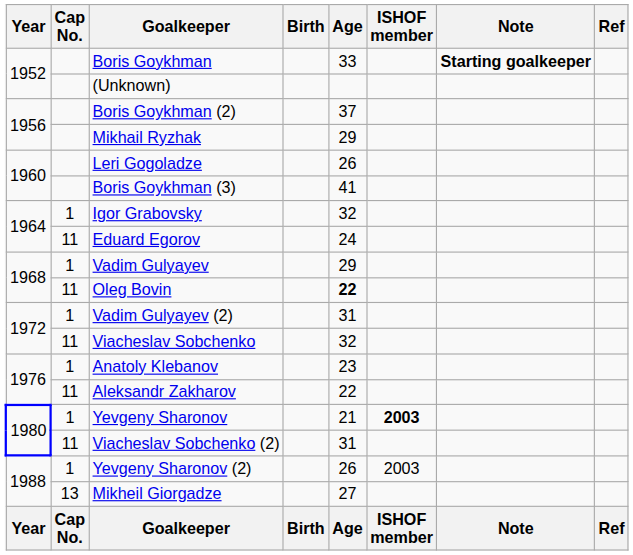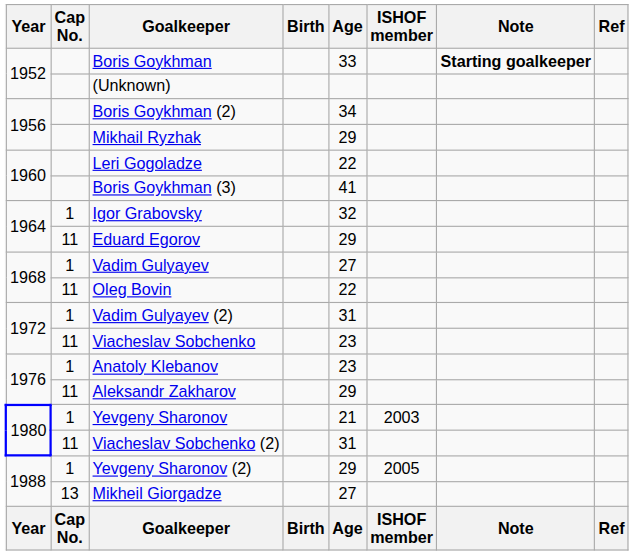(347, 112) 37 -> (347, 112) 34
(347, 163) 26 -> (347, 163) 22
(347, 239) 24 -> (347, 239) 29
(347, 265) 29 -> (347, 265) 27
(347, 290) bold -> (347, 290) normal
(347, 341) 32 -> (347, 341) 23
(347, 392) 22 -> (347, 392) 29
(402, 418) bold -> (402, 418) normal
(347, 469) 26 -> (347, 469) 29
(402, 469) 2003 -> (402, 469) 2005
